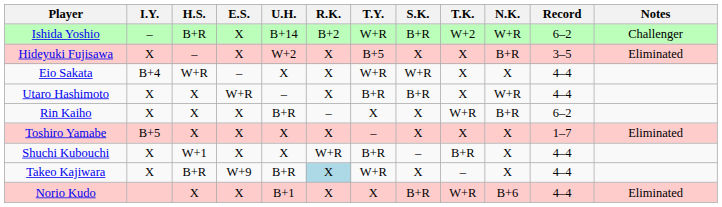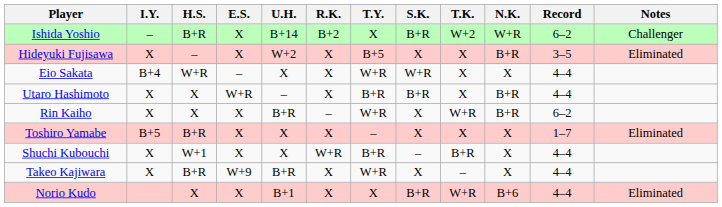(373, 34) W+R -> (373, 34) X
(508, 93) W+R -> (508, 93) B+R
(373, 113) X -> (373, 113) W+R
(194, 133) X -> (194, 133) B+R
(329, 172) lightblue background -> (329, 172) no background
